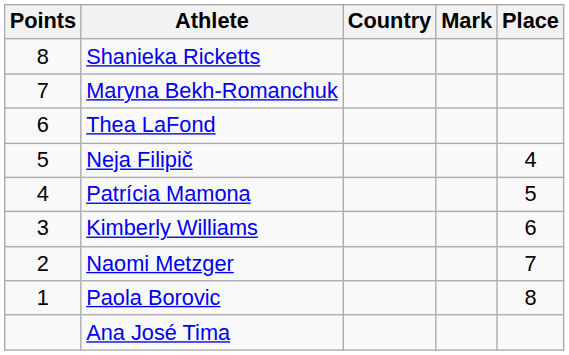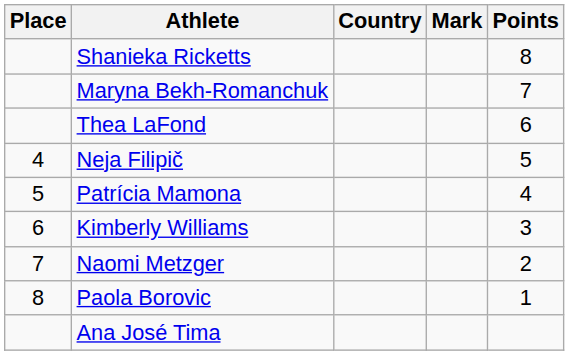columns swapped: (531, 21) <-> (43, 21)
